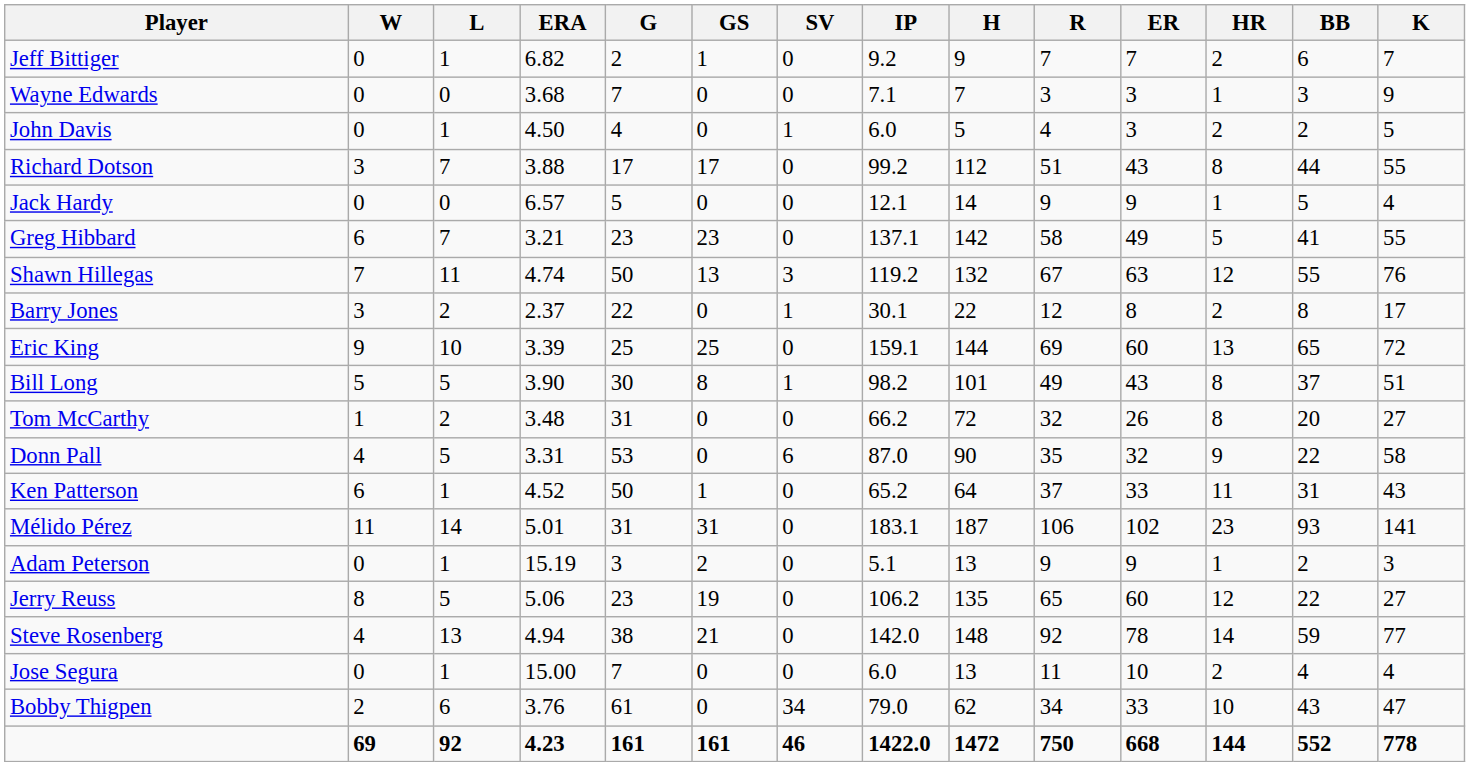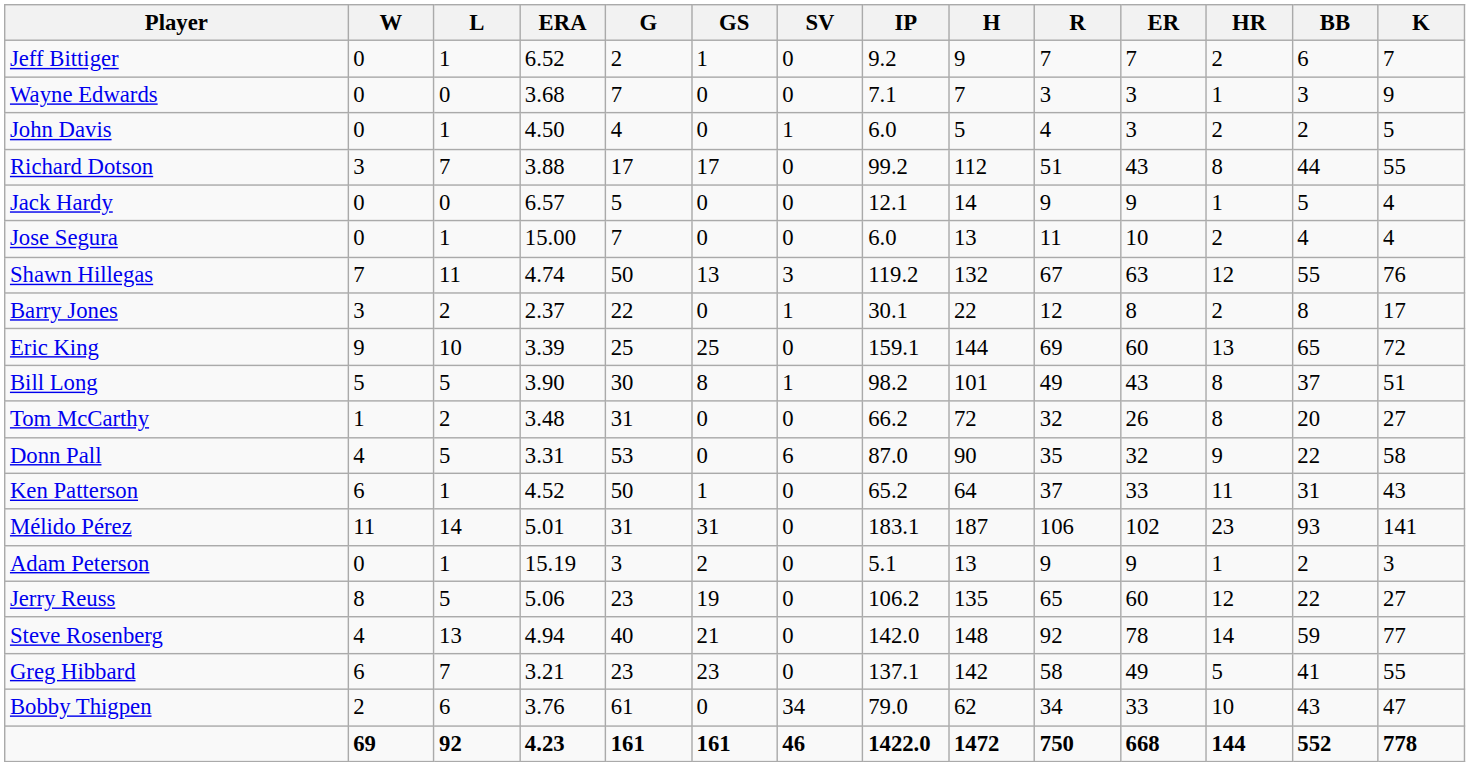(545, 58) 6.82 -> (545, 58) 6.52
rows swapped: (73, 238) <-> (64, 671)
(622, 635) 38 -> (622, 635) 40
